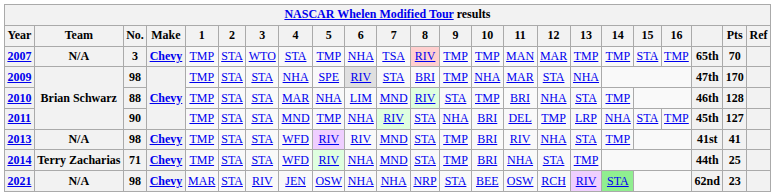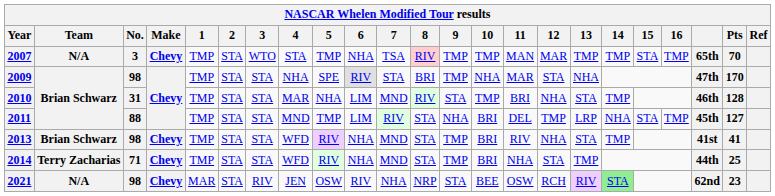(135, 98) 88 -> (135, 98) 31
(135, 118) 90 -> (135, 118) 88
(361, 118) NHA -> (361, 118) LIM
(79, 139) N/A -> (79, 139) Brian Schwarz
(361, 139) RIV -> (361, 139) NHA
(361, 181) NHA -> (361, 181) RIV
